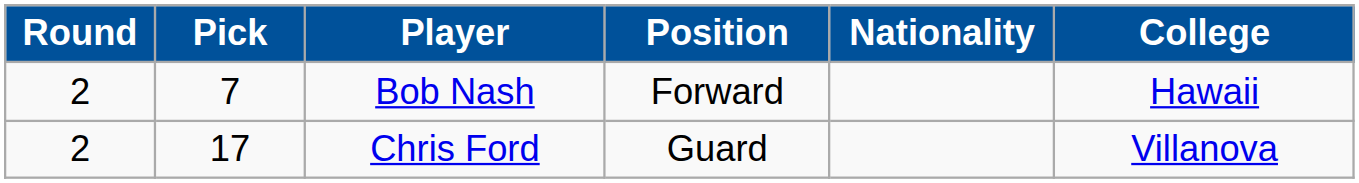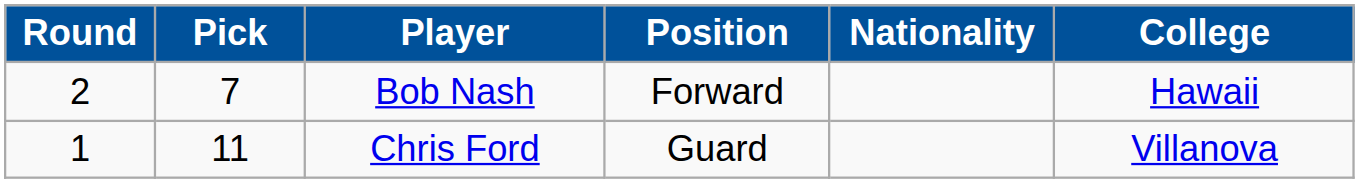(80, 148) 2 -> (80, 148) 1
(230, 148) 17 -> (230, 148) 11
